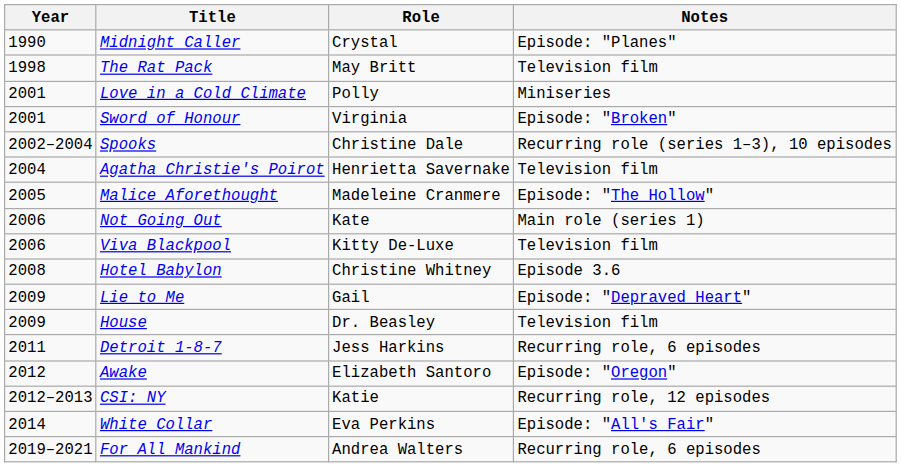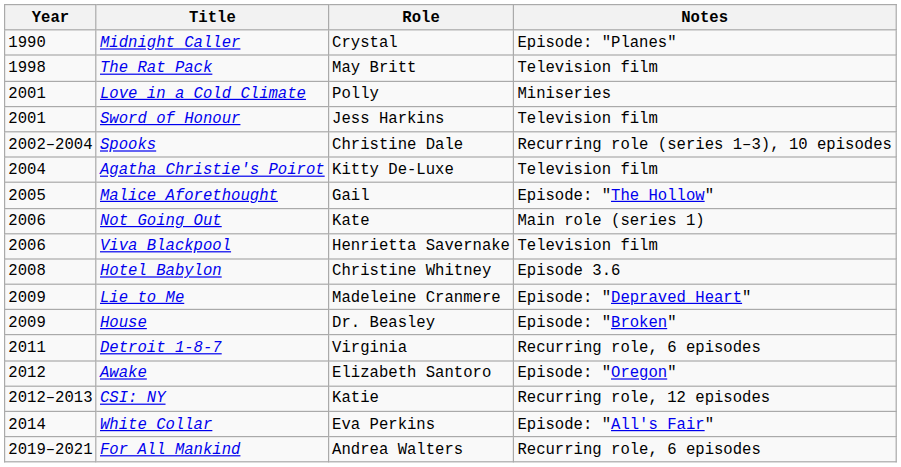(370, 119) Virginia -> (388, 119) Jess Harkins
(597, 119) Episode: "Broken" -> (588, 119) Television film
(421, 170) Henrietta Savernake -> (393, 170) Kitty De-Luxe
(416, 195) Madeleine Cranmere -> (351, 195) Gail
(393, 246) Kitty De-Luxe -> (421, 246) Henrietta Savernake
(351, 297) Gail -> (416, 297) Madeleine Cranmere
(588, 322) Television film -> (597, 322) Episode: "Broken"
(388, 348) Jess Harkins -> (370, 348) Virginia
